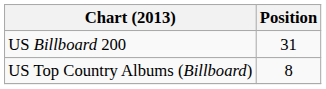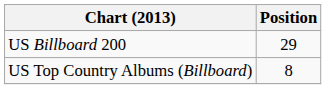(289, 44) 31 -> (289, 44) 29
